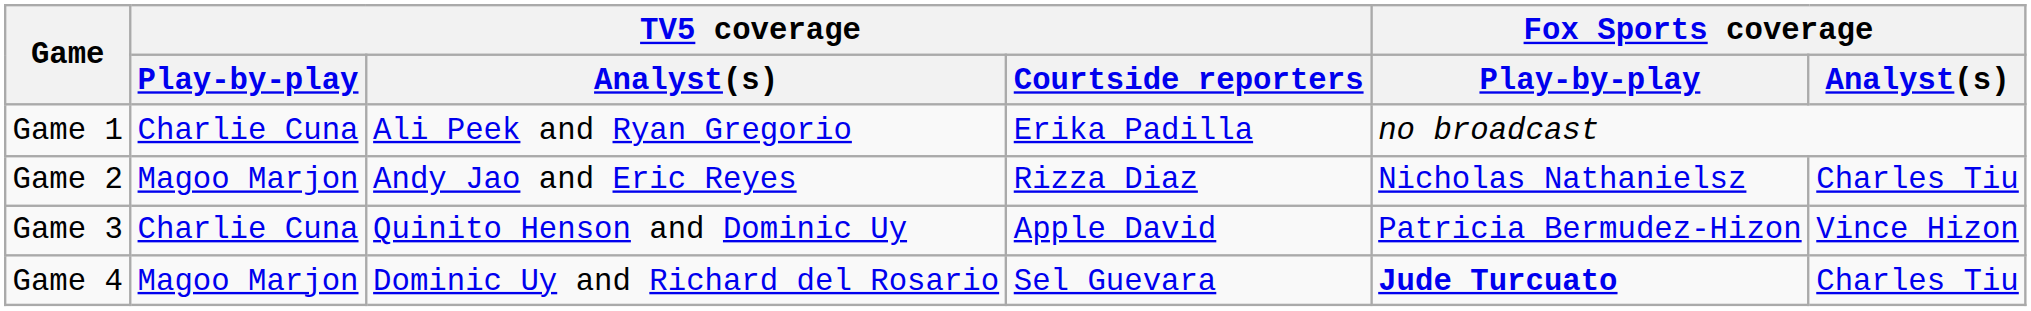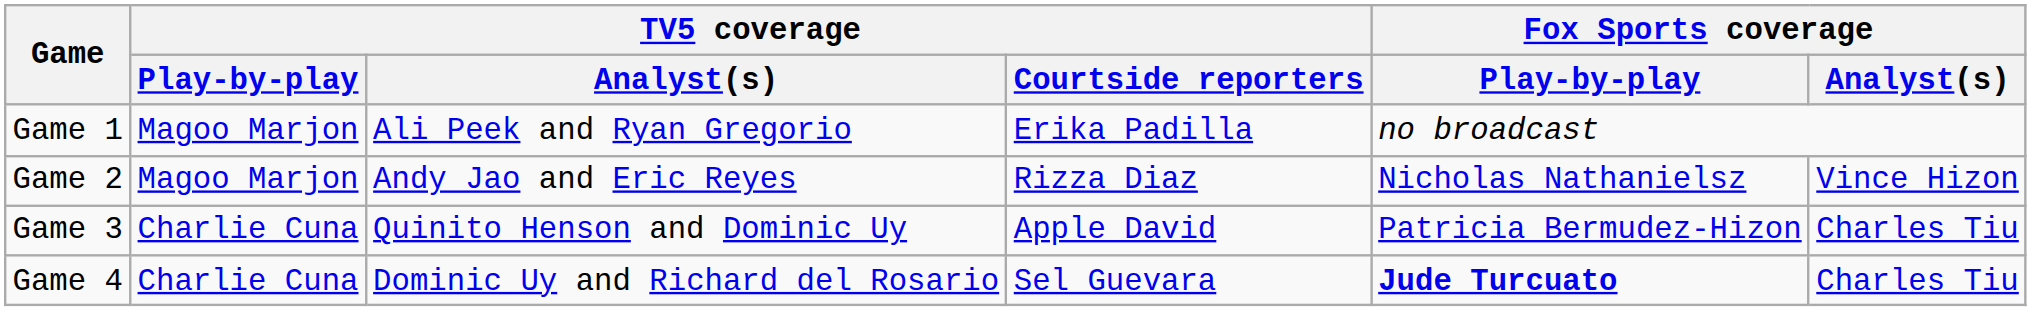(248, 130) Charlie Cuna -> (248, 130) Magoo Marjon
(1918, 180) Charles Tiu -> (1918, 180) Vince Hizon
(1918, 230) Vince Hizon -> (1918, 230) Charles Tiu
(248, 280) Magoo Marjon -> (248, 280) Charlie Cuna
